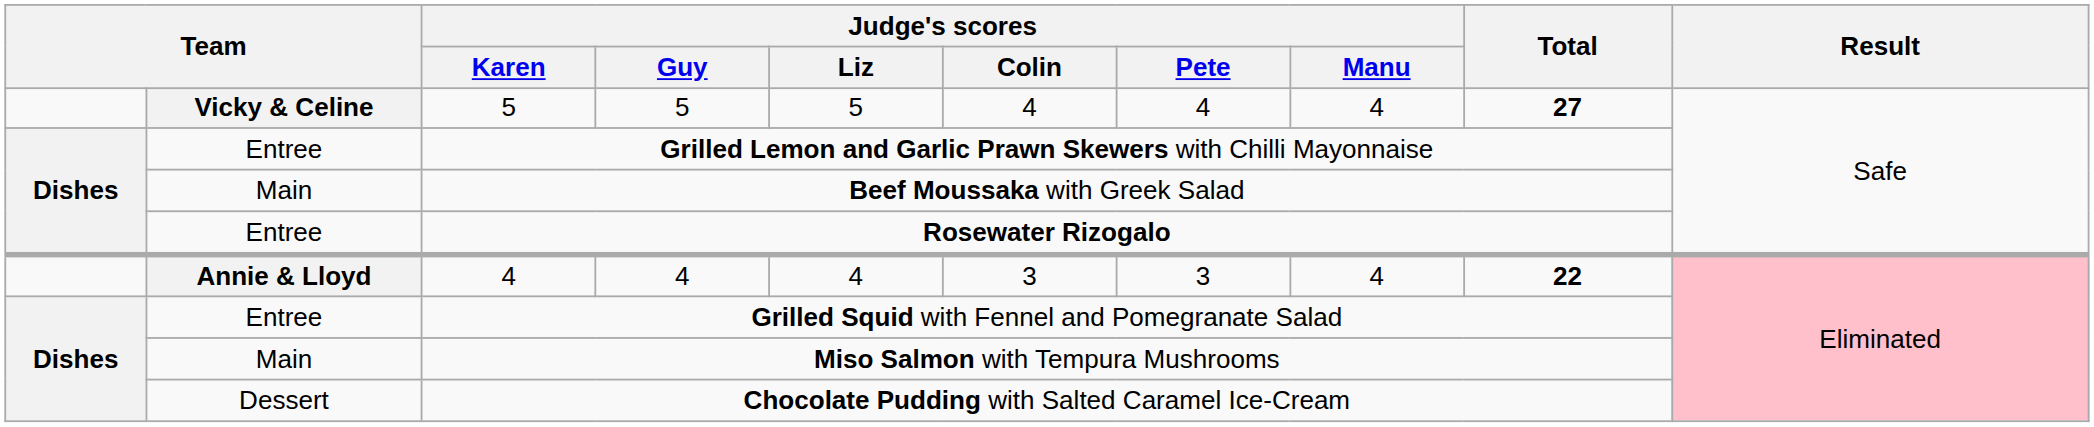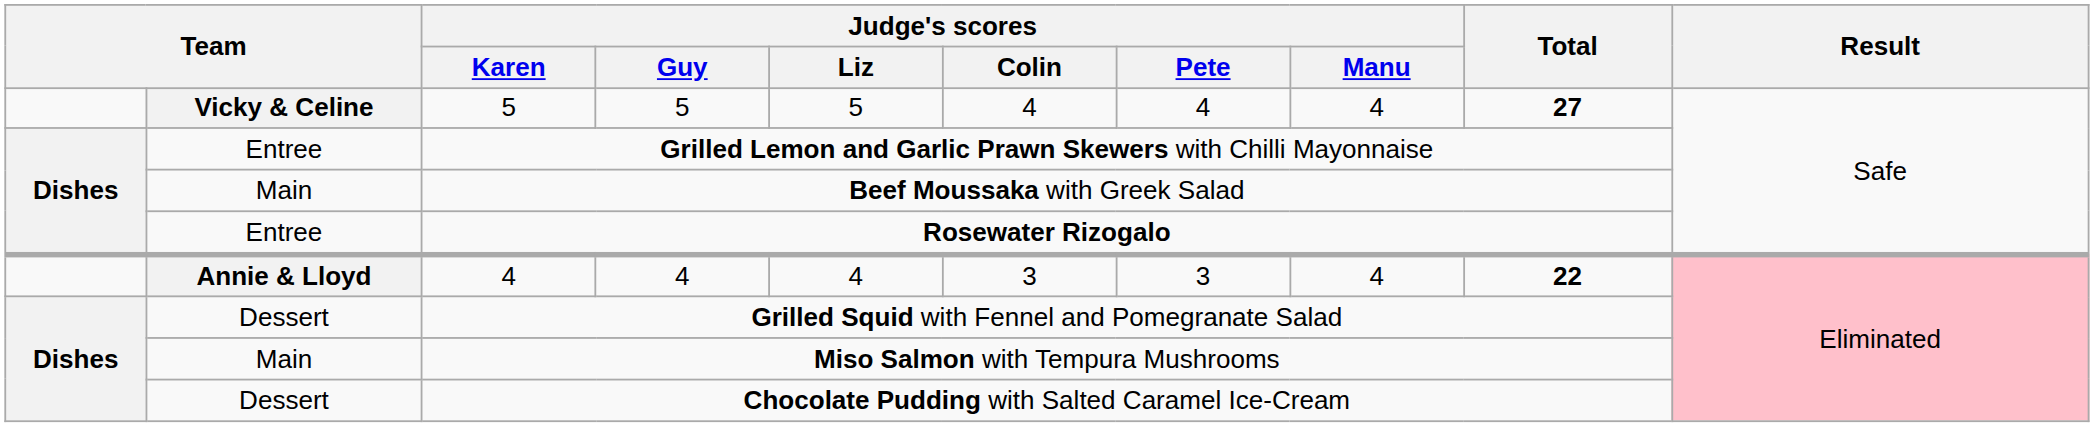(284, 318) Entree -> (284, 318) Dessert
